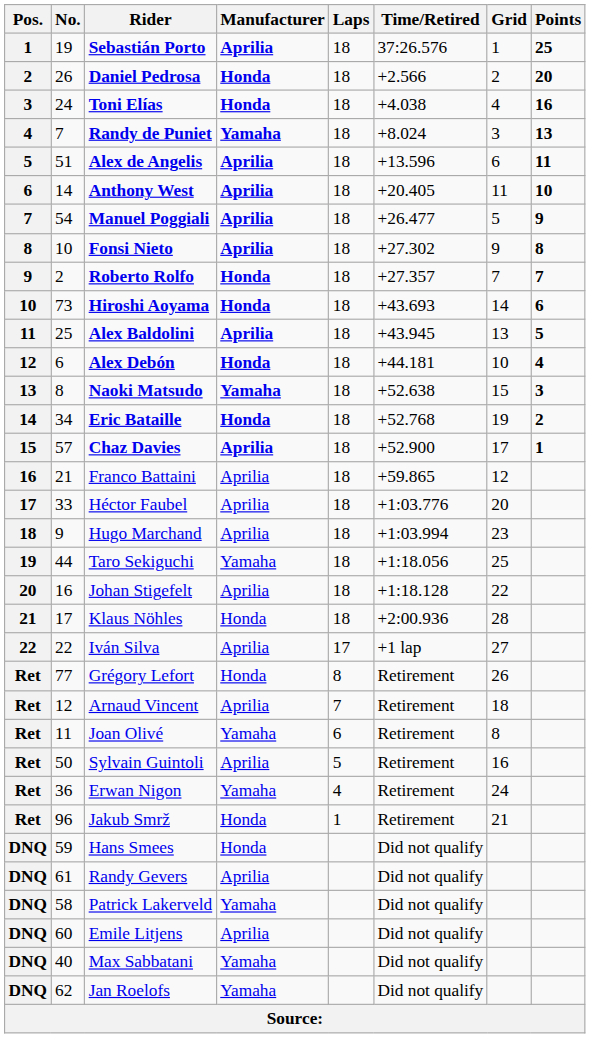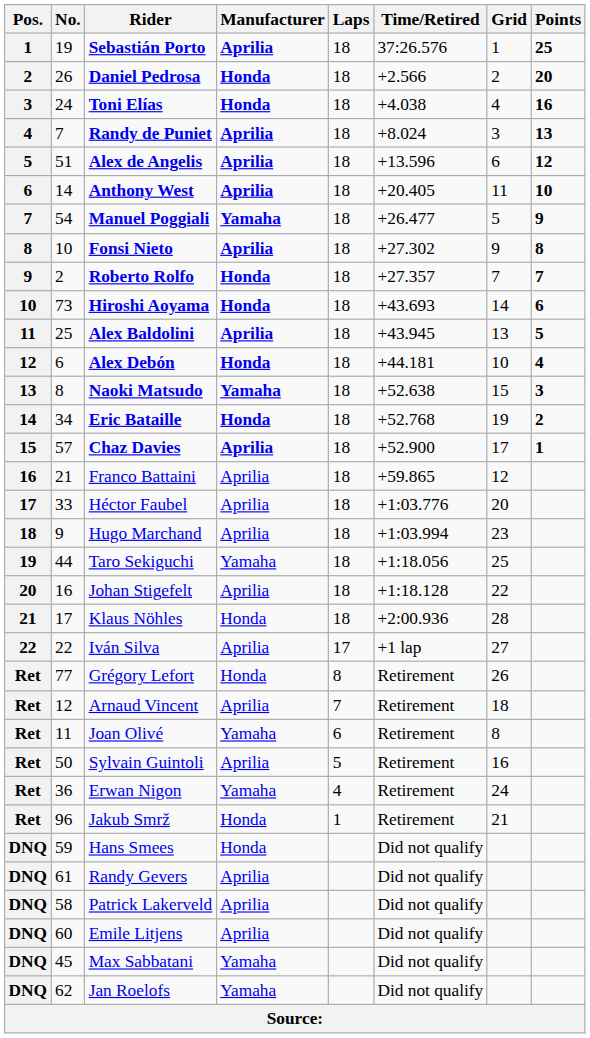(251, 133) Yamaha -> (247, 133) Aprilia
(543, 161) 11 -> (544, 161) 12
(247, 218) Aprilia -> (251, 218) Yamaha
(248, 904) Yamaha -> (245, 904) Aprilia
(64, 961) 40 -> (64, 961) 45
